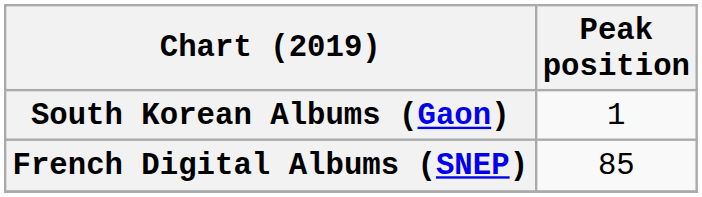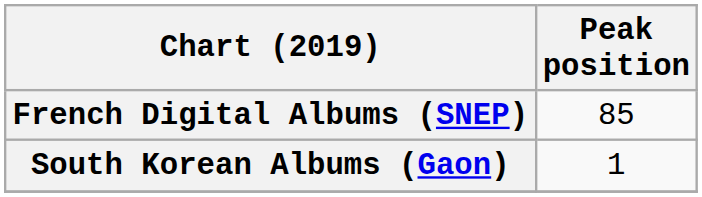rows swapped: (270, 166) <-> (270, 116)
